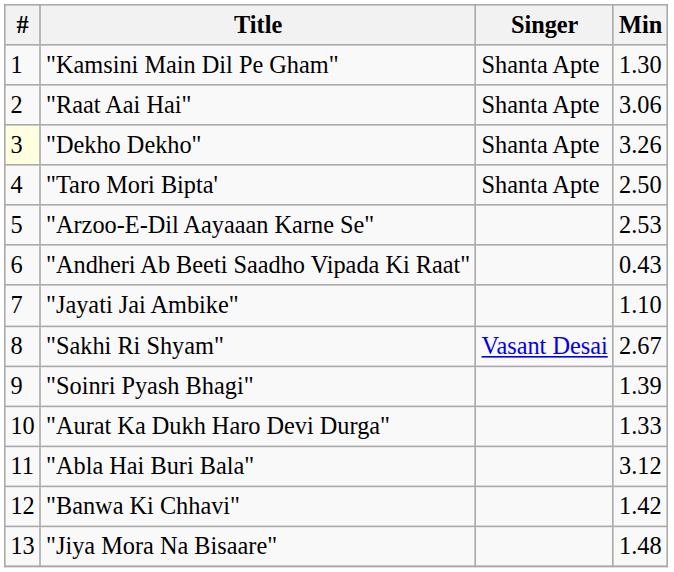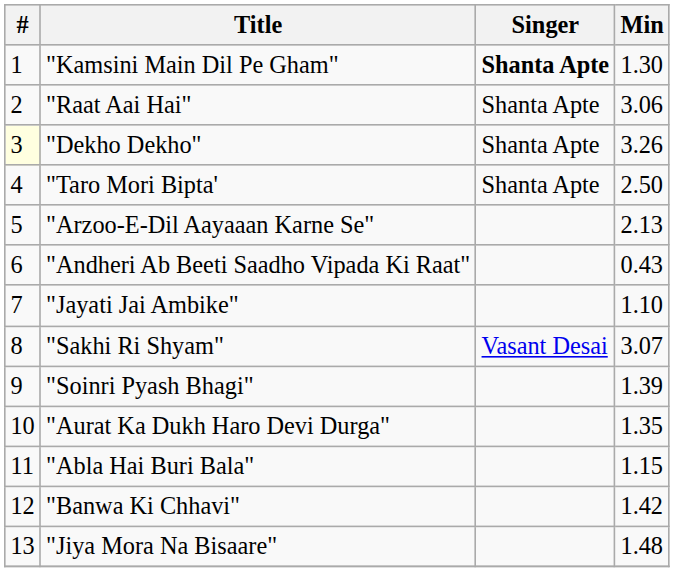(541, 64) normal -> (545, 64) bold
(640, 225) 2.53 -> (642, 225) 2.13
(640, 345) 2.67 -> (642, 345) 3.07
(640, 425) 1.33 -> (642, 425) 1.35
(640, 465) 3.12 -> (642, 465) 1.15
